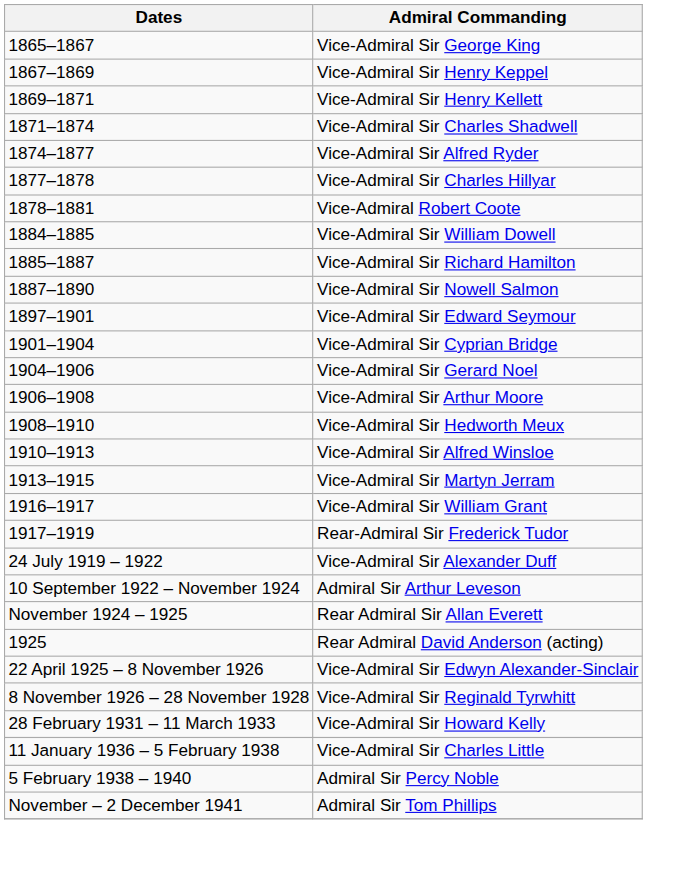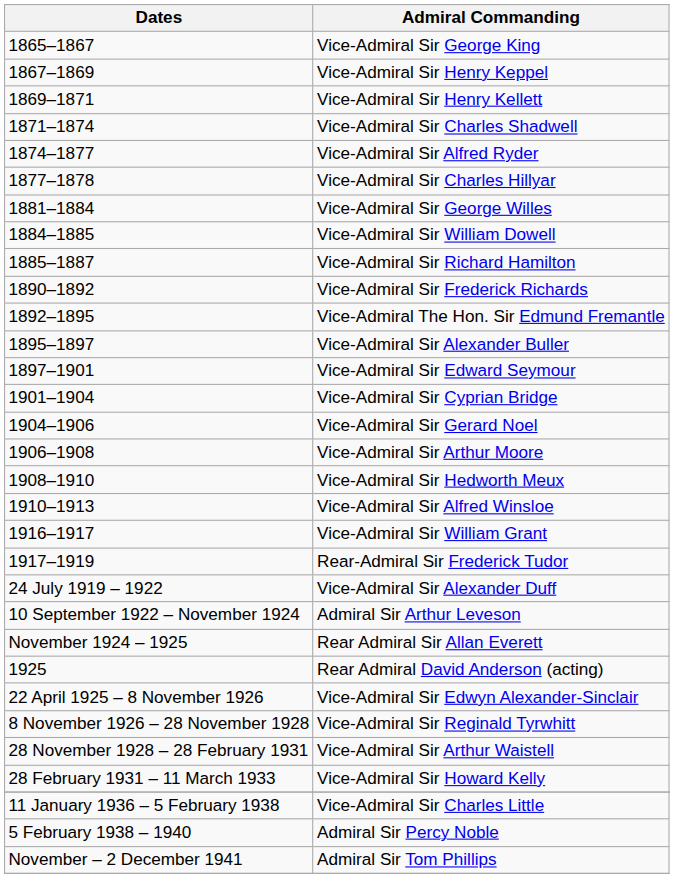- row: (419, 208)
+ row: (434, 208)
- row: (438, 289)
+ row: (453, 289)
+ row: (491, 316)
+ row: (443, 343)
- row: (436, 479)
+ row: (436, 751)
